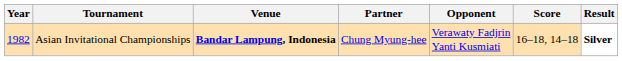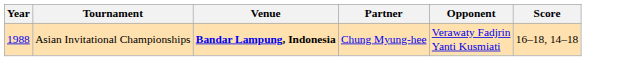- column: (599, 14)
(18, 39) 1982 -> (18, 39) 1988
